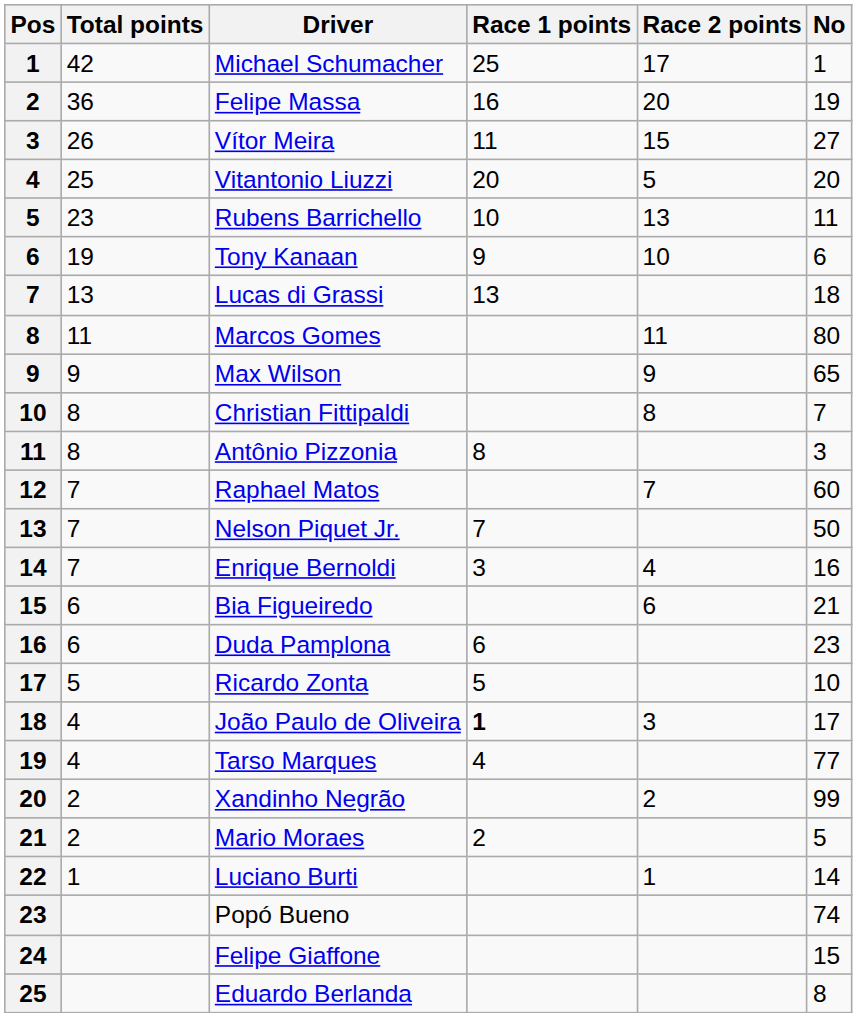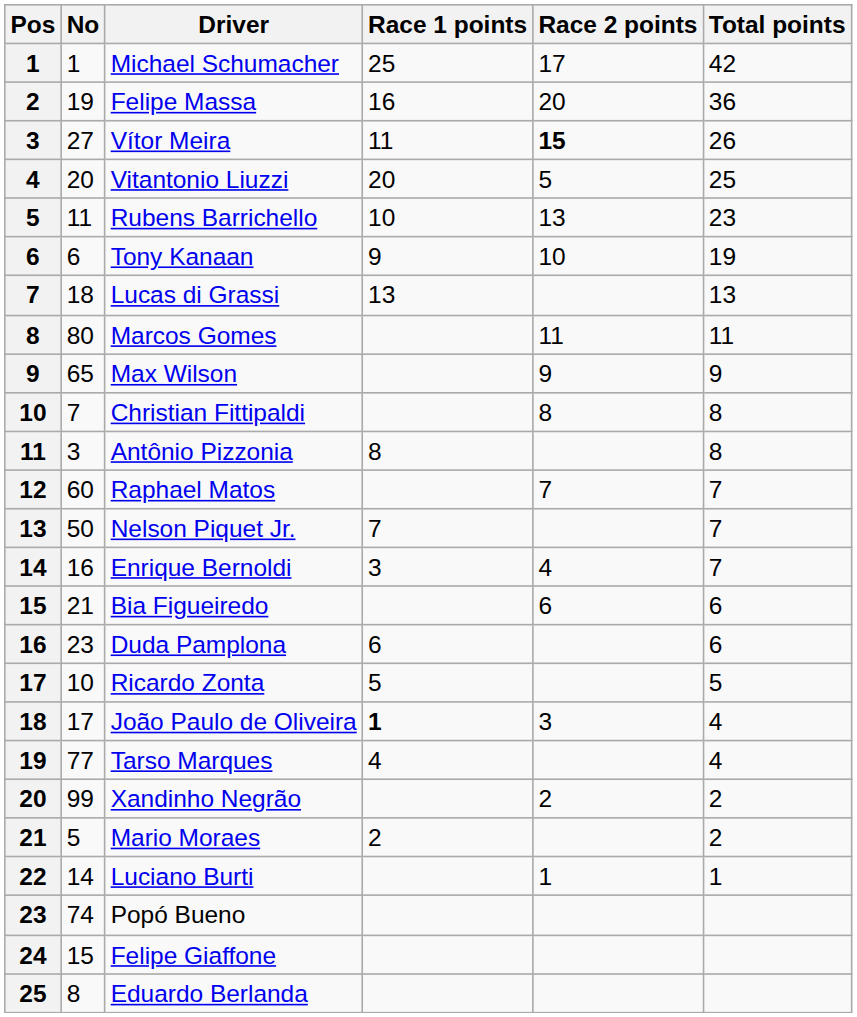columns swapped: (829, 24) <-> (135, 24)
(656, 141) normal -> (552, 141) bold
